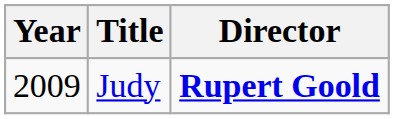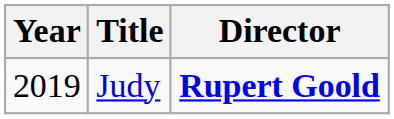(47, 85) 2009 -> (47, 85) 2019
